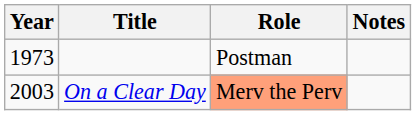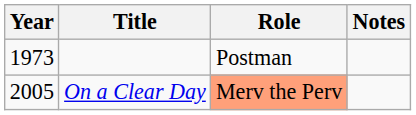(32, 92) 2003 -> (32, 92) 2005
